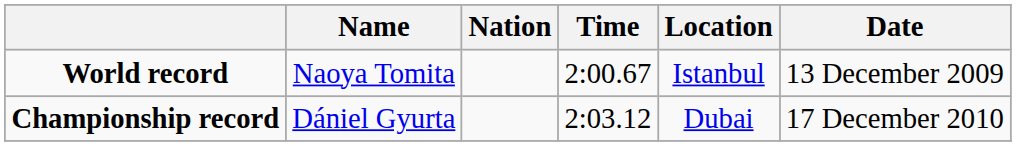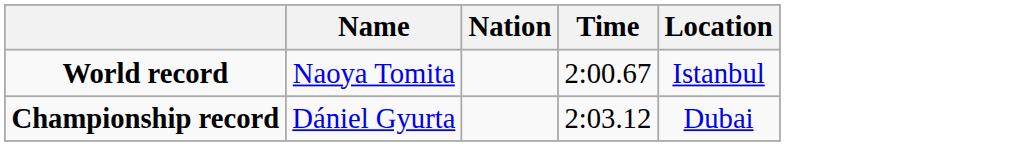- column: (895, 27)
